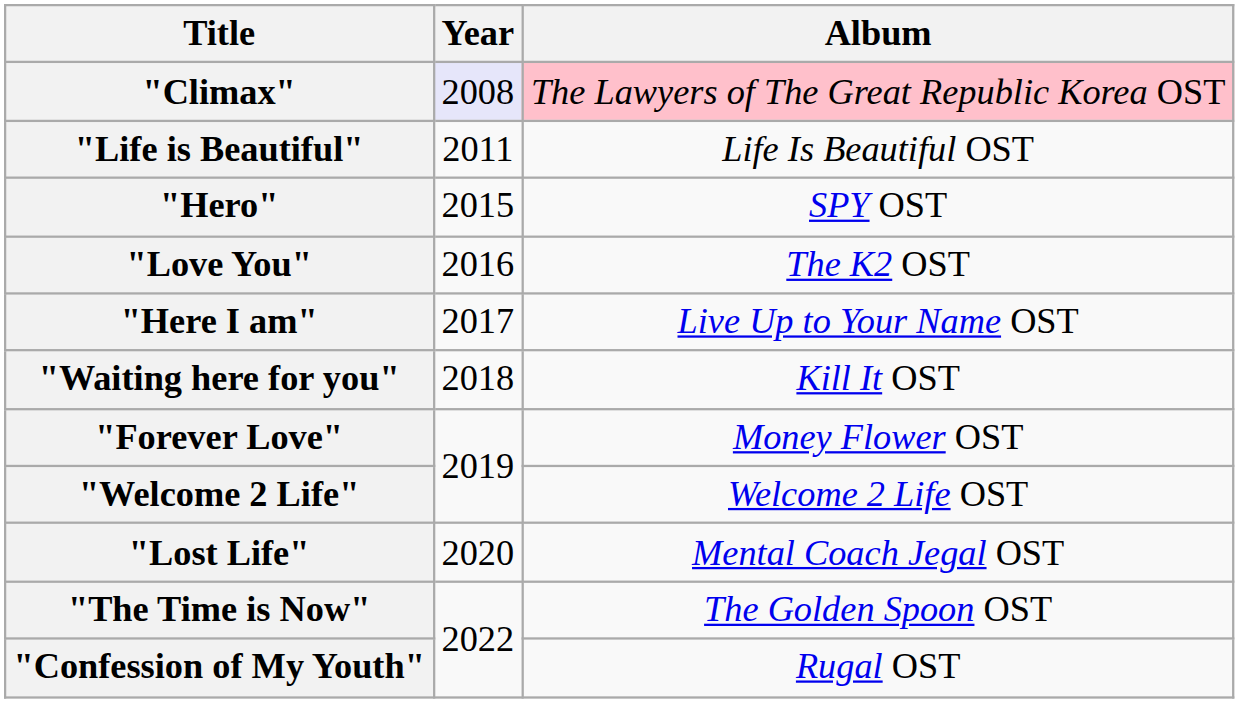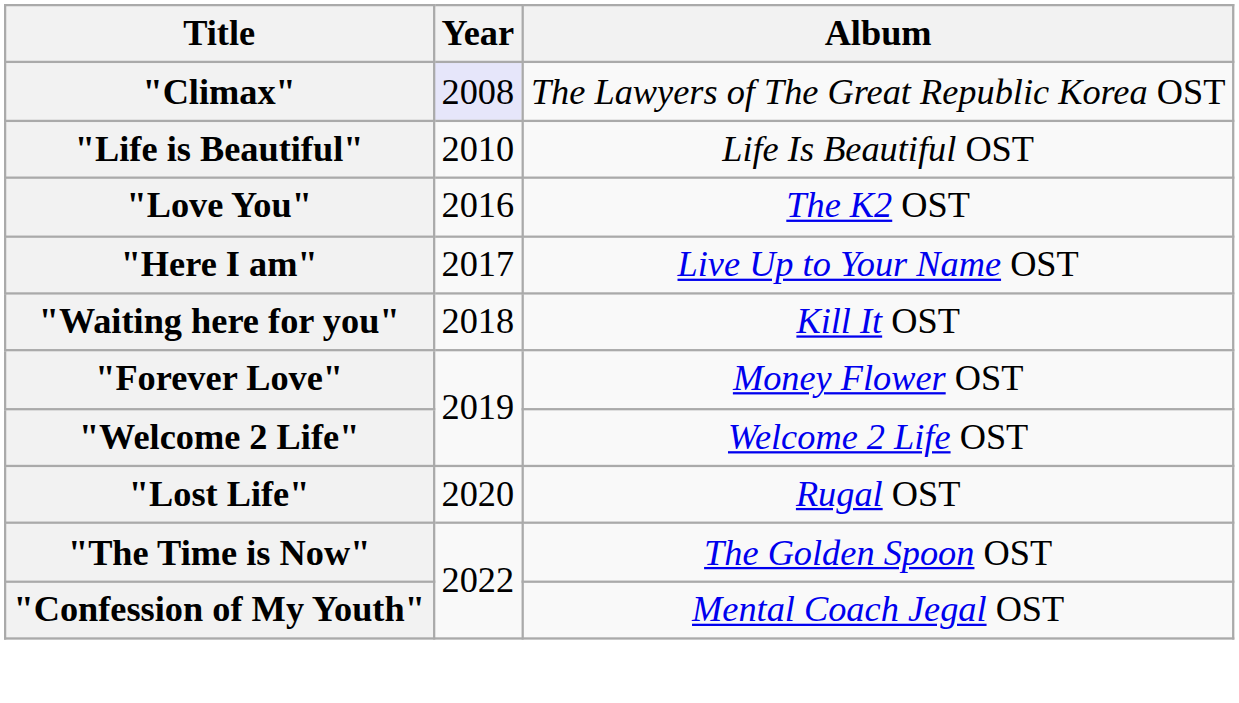(878, 90) pink background -> (878, 90) no background
(478, 148) 2011 -> (478, 148) 2010
- row: (219, 206)
(878, 551) Mental Coach Jegal OST -> (878, 494) Rugal OST
(878, 666) Rugal OST -> (878, 609) Mental Coach Jegal OST
